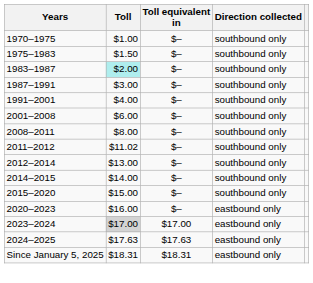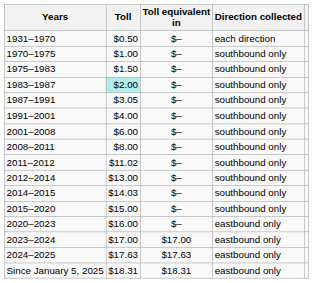+ row: (31, 38)
(126, 85) $3.00 -> (126, 100) $3.05
(123, 178) $14.00 -> (123, 193) $14.03
(123, 224) lightgrey background -> (123, 239) no background
